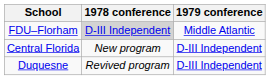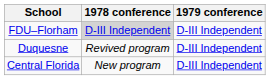(219, 30) Middle Atlantic -> (219, 30) D-III Independent
rows swapped: (43, 48) <-> (43, 65)
